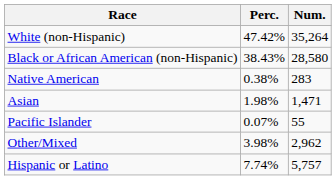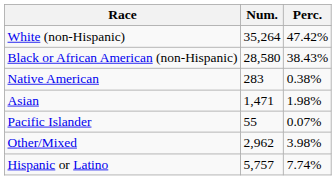columns swapped: (310, 15) <-> (264, 15)
